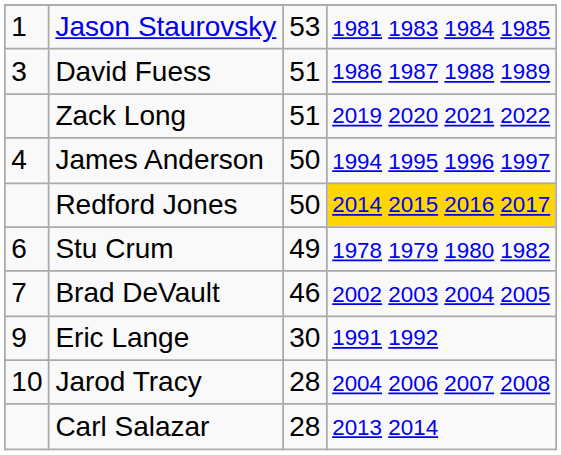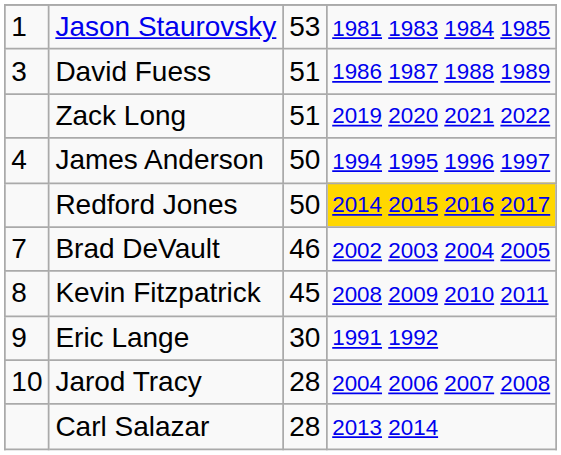- row: (115, 248)
+ row: (158, 293)
